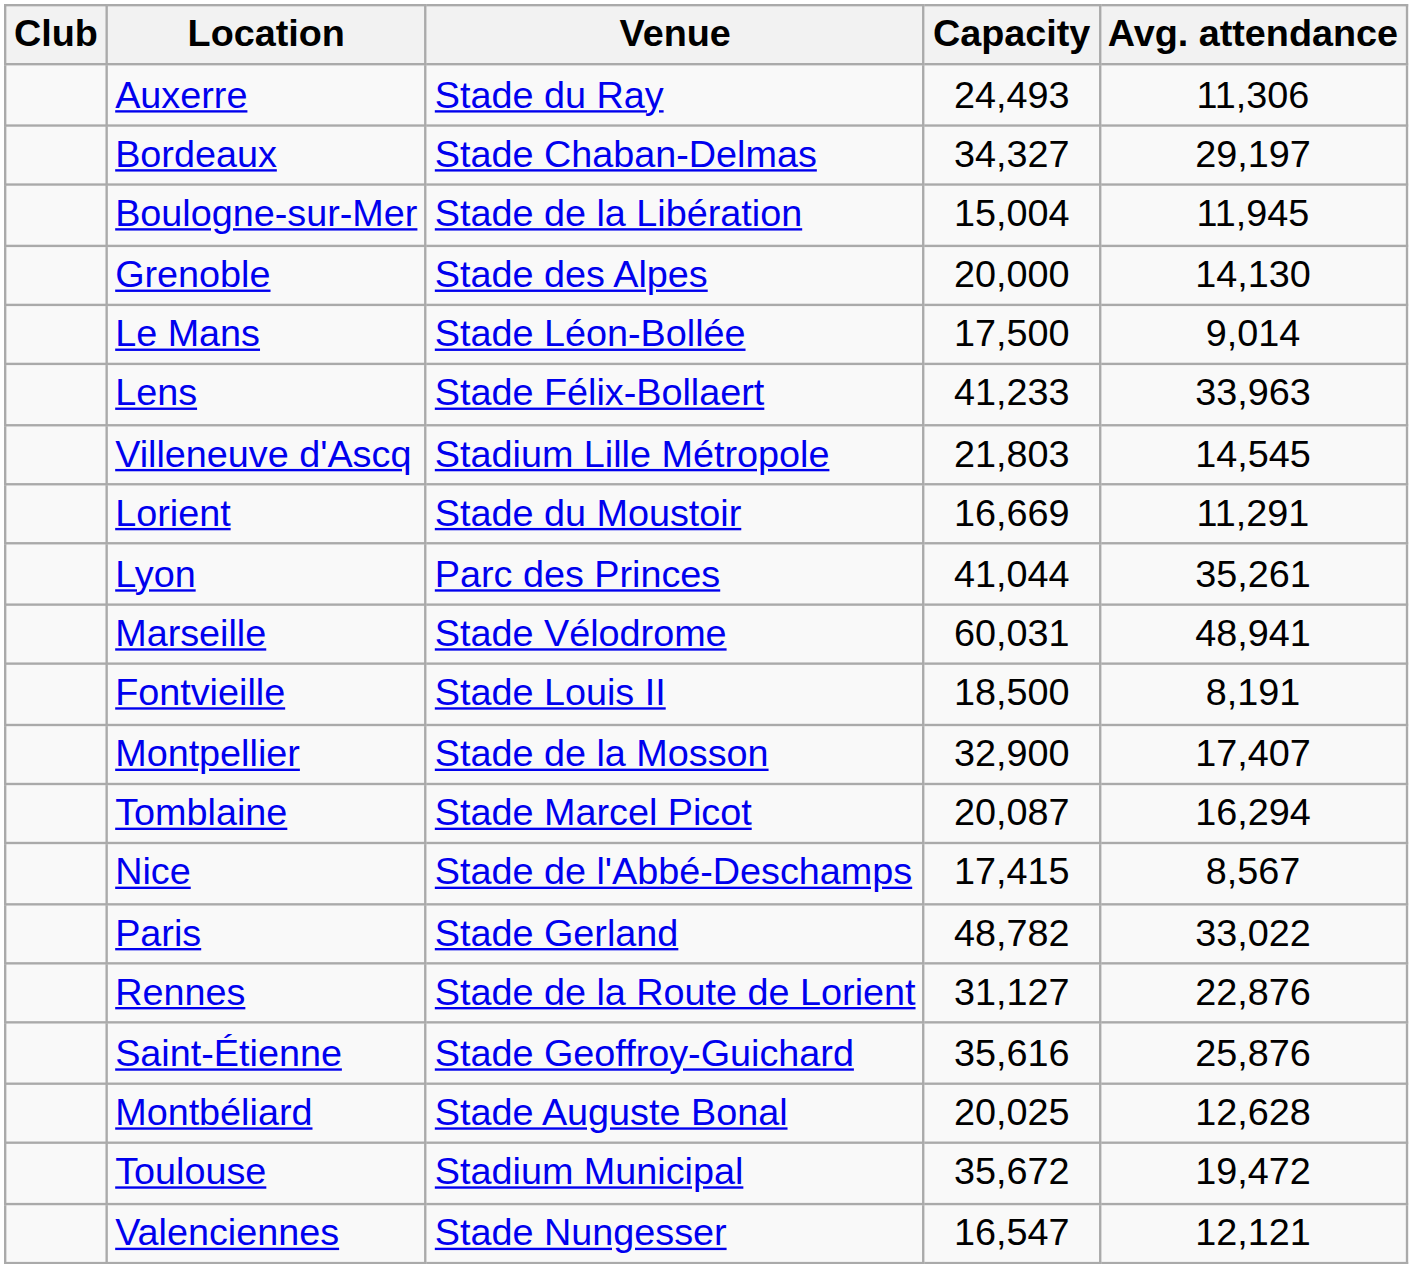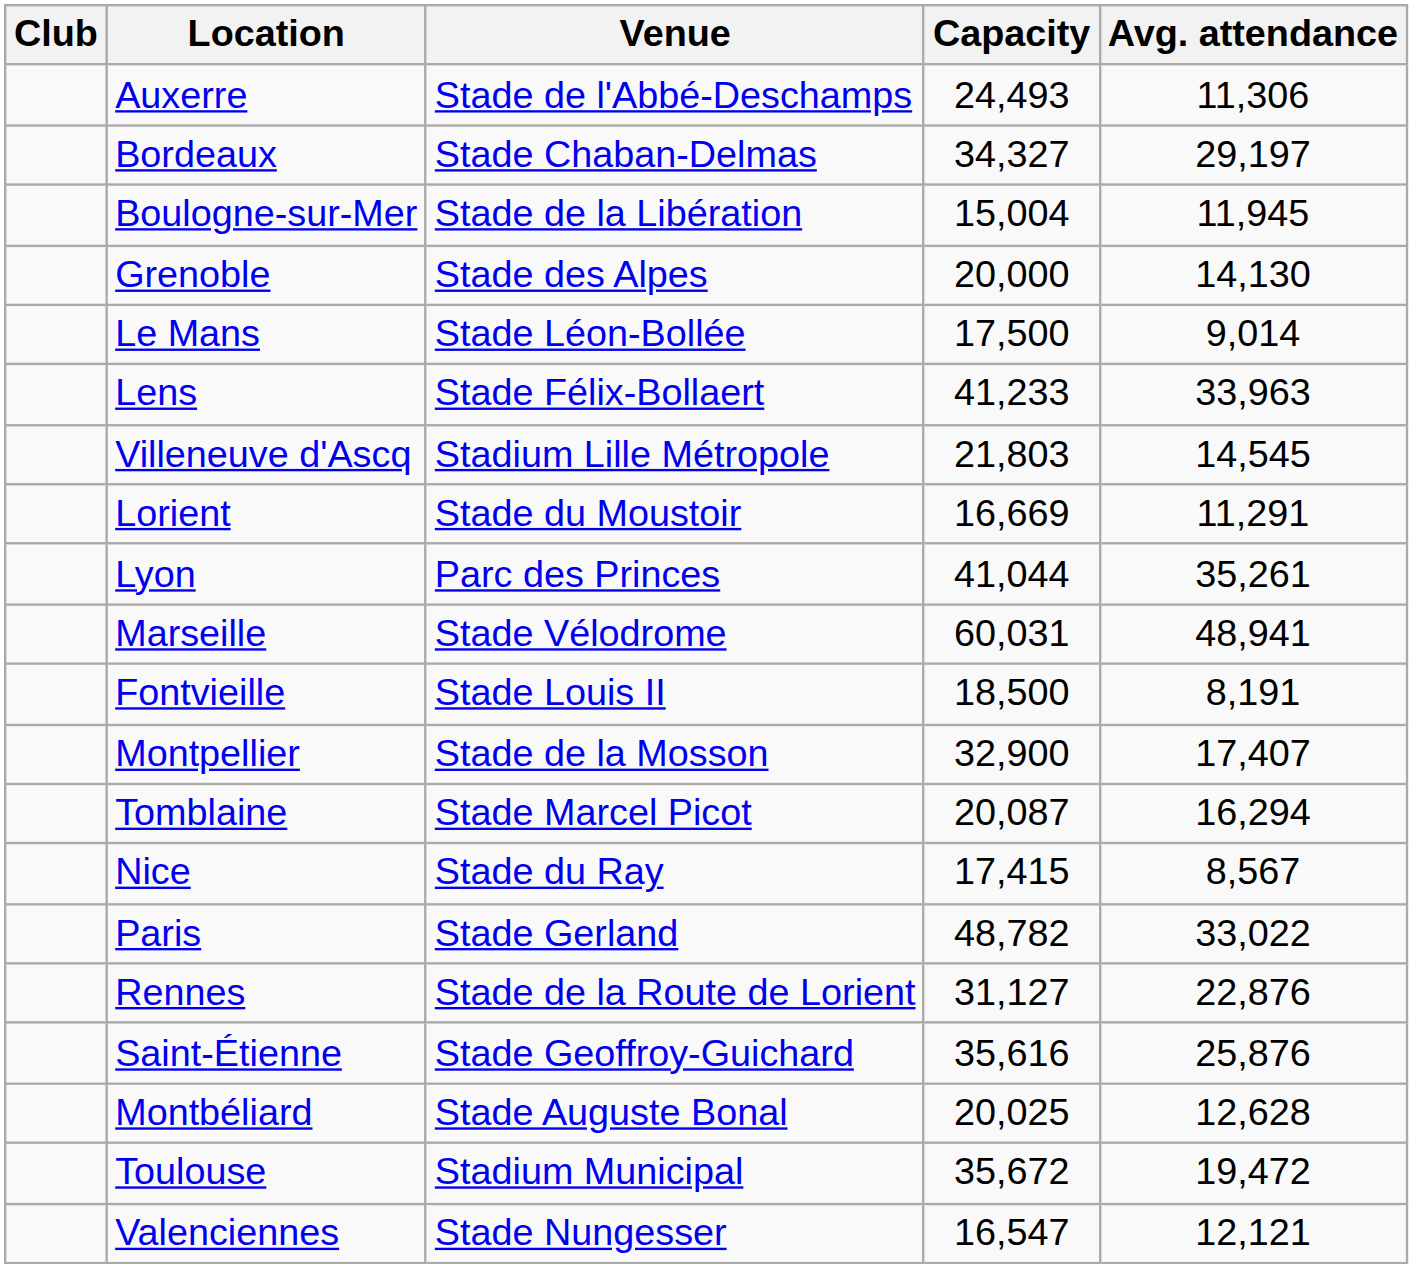(549, 94) Stade du Ray -> (674, 94) Stade de l'Abbé-Deschamps
(674, 872) Stade de l'Abbé-Deschamps -> (549, 872) Stade du Ray
